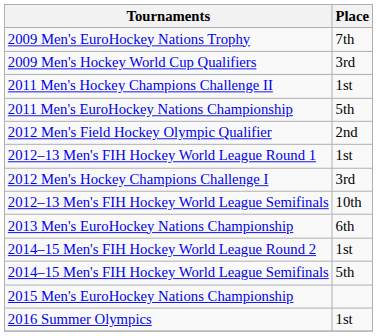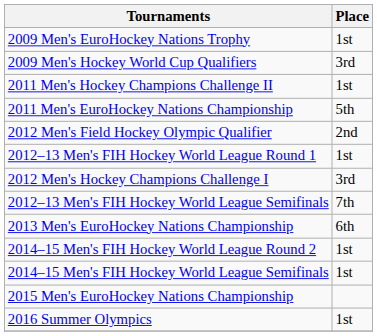(345, 39) 7th -> (344, 39) 1st
(349, 202) 10th -> (345, 202) 7th
(345, 272) 5th -> (344, 272) 1st
